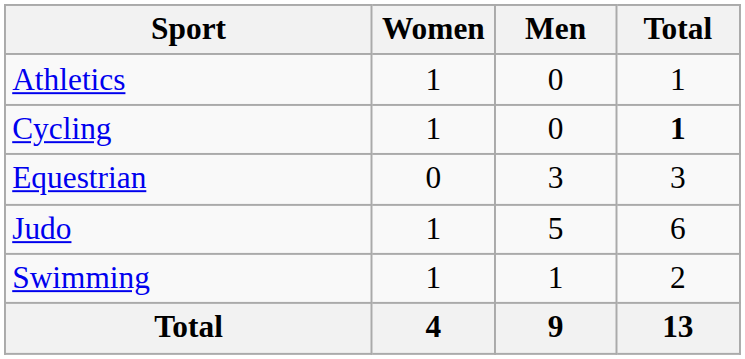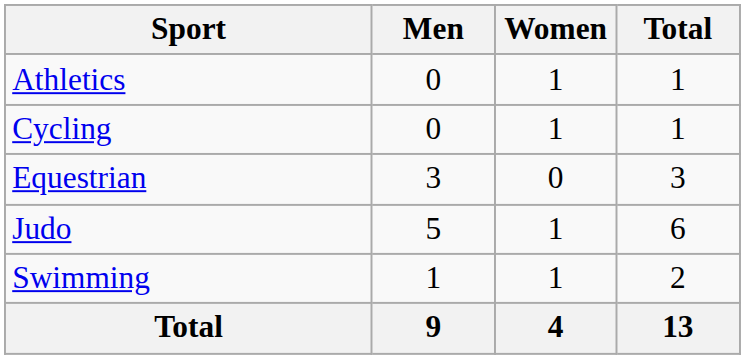columns swapped: (556, 29) <-> (433, 29)
(678, 128) bold -> (678, 128) normal
